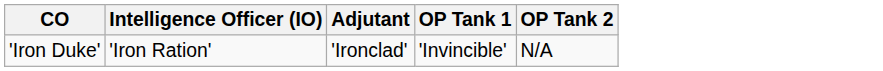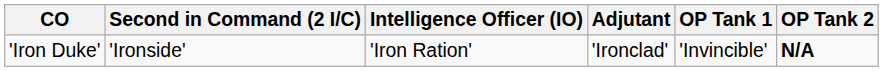+ column: (235, 19)
(537, 50) normal -> (798, 50) bold
